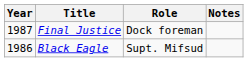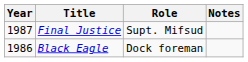(165, 30) Dock foreman -> (165, 30) Supt. Mifsud
(165, 48) Supt. Mifsud -> (165, 48) Dock foreman
